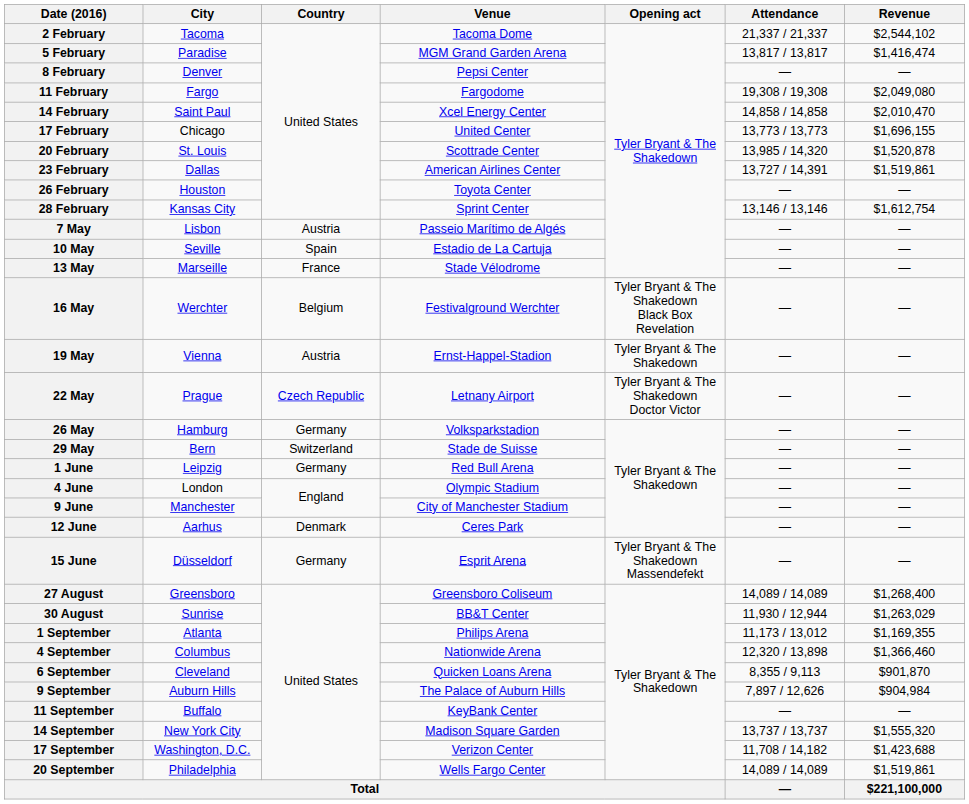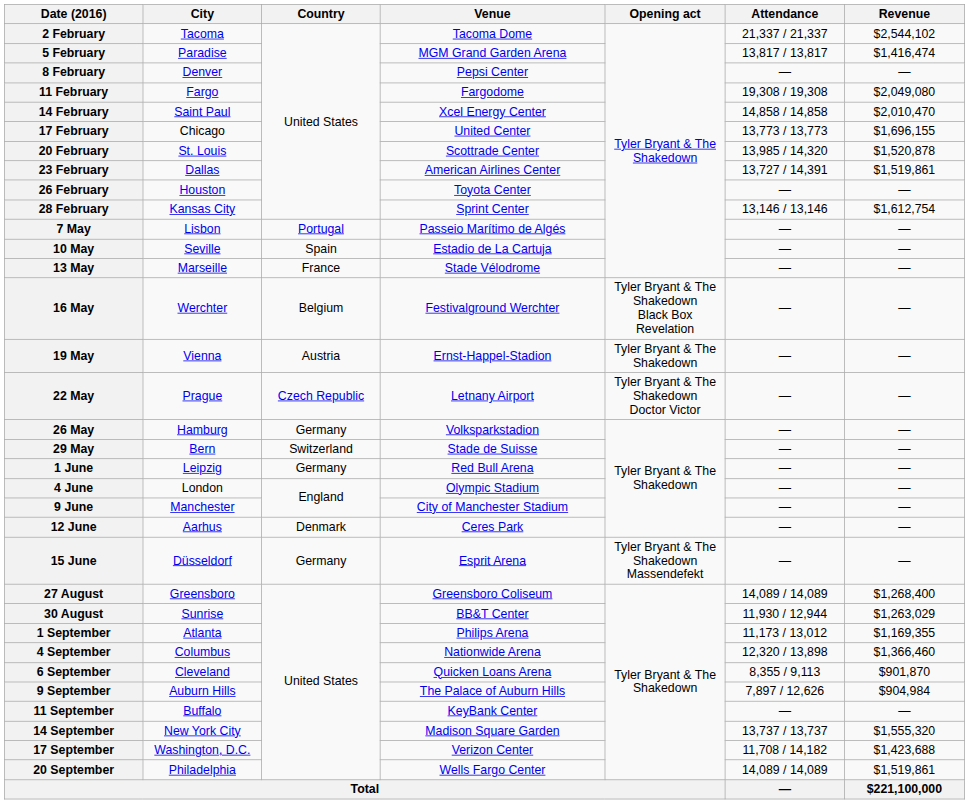(321, 229) Austria -> (321, 229) Portugal
